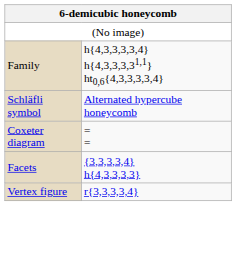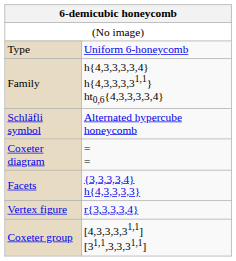+ row: (19, 49)
+ row: (40, 237)
